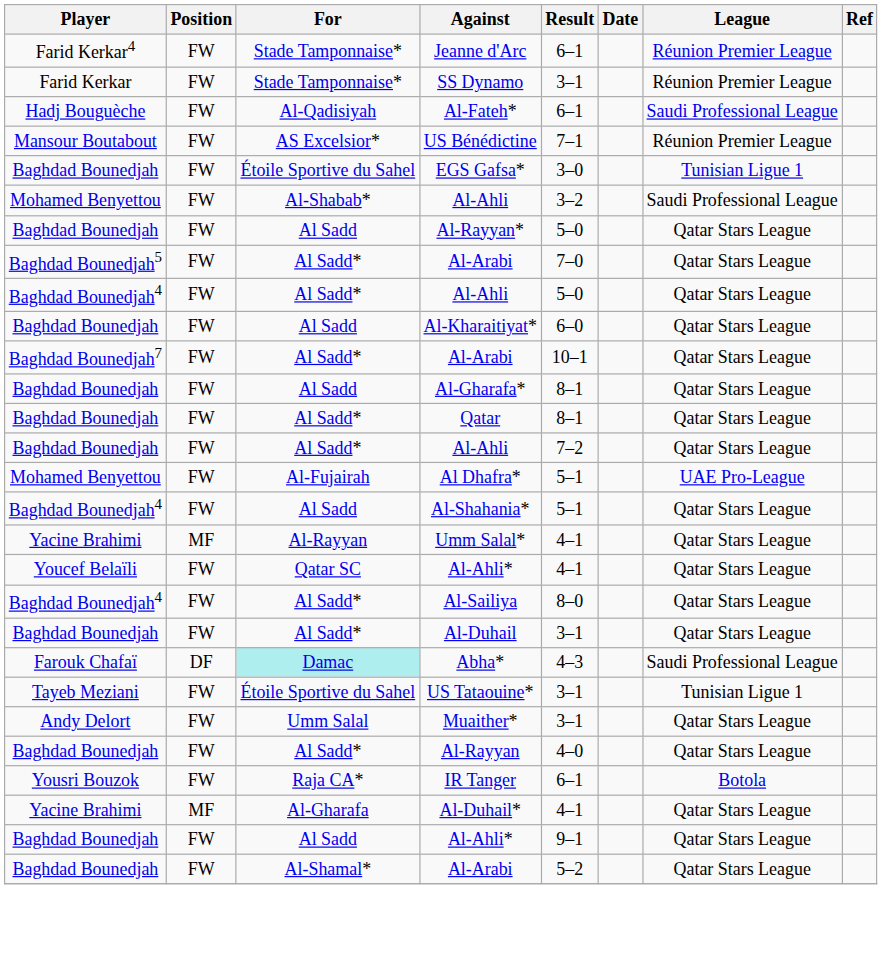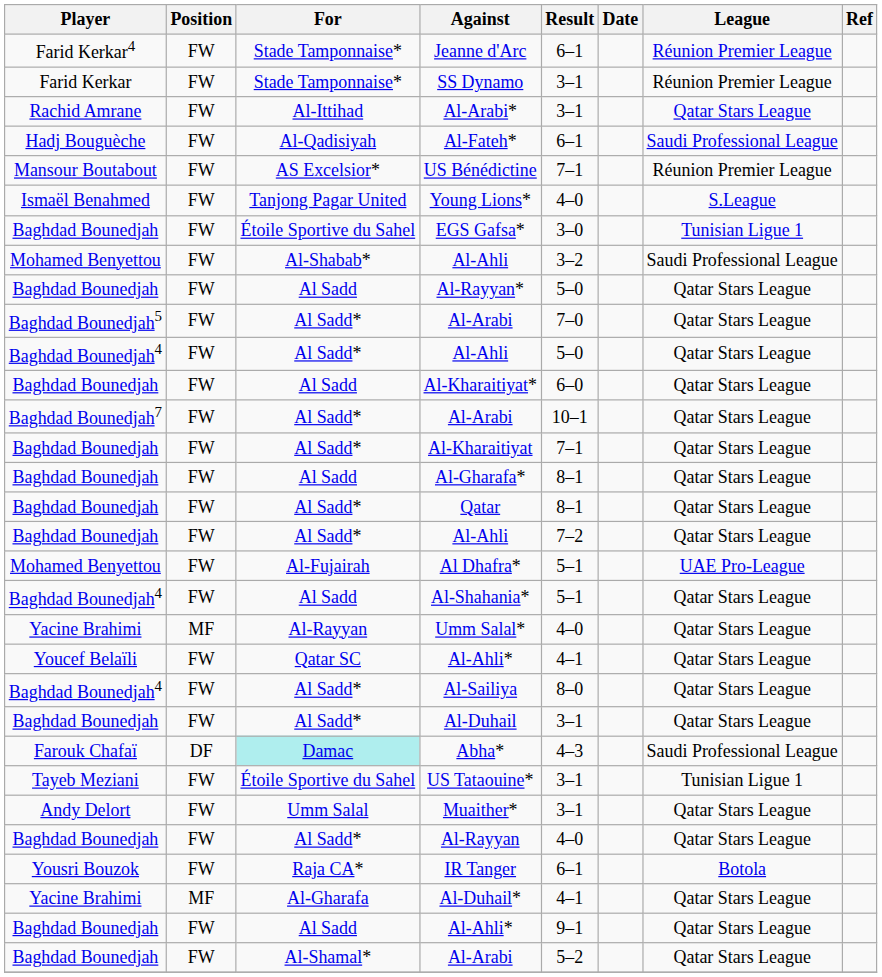+ row: (85, 111)
+ row: (85, 200)
+ row: (85, 447)
(570, 540) 4–1 -> (570, 629) 4–0
